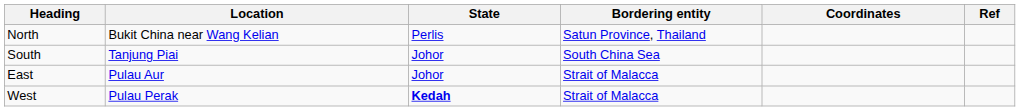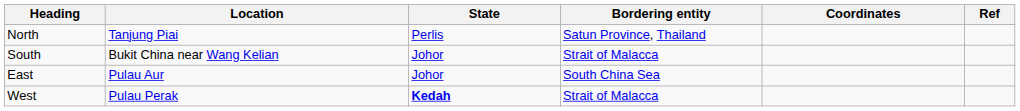(194, 34) Bukit China near Wang Kelian -> (143, 34) Tanjung Piai
(143, 55) Tanjung Piai -> (194, 55) Bukit China near Wang Kelian
(611, 55) South China Sea -> (611, 55) Strait of Malacca
(611, 75) Strait of Malacca -> (611, 75) South China Sea
